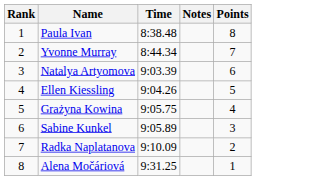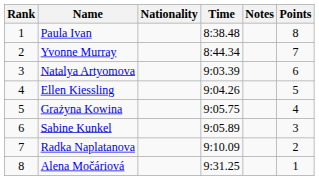+ column: (169, 14)
